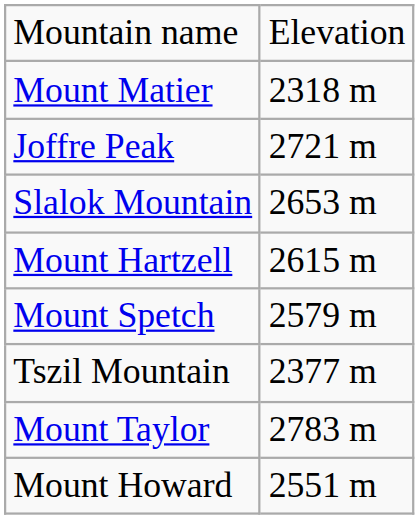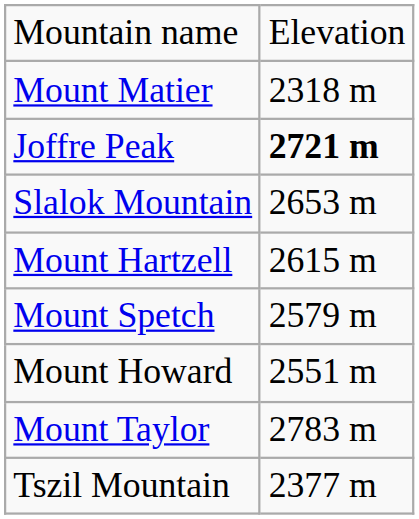(323, 145) normal -> (324, 145) bold
rows swapped: (123, 485) <-> (122, 372)
